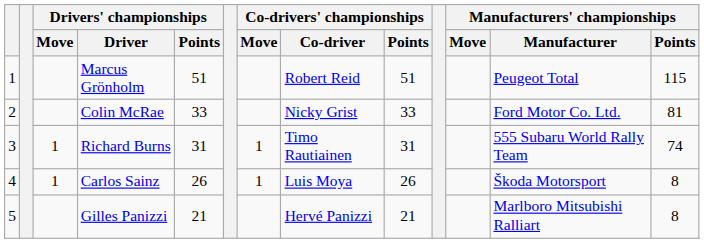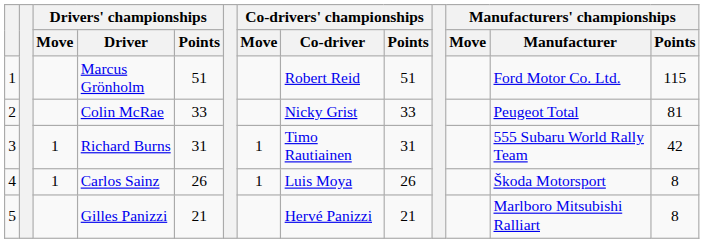(536, 77) Peugeot Total -> (557, 77) Ford Motor Co. Ltd.
(557, 111) Ford Motor Co. Ltd. -> (536, 111) Peugeot Total
(675, 146) 74 -> (675, 146) 42
